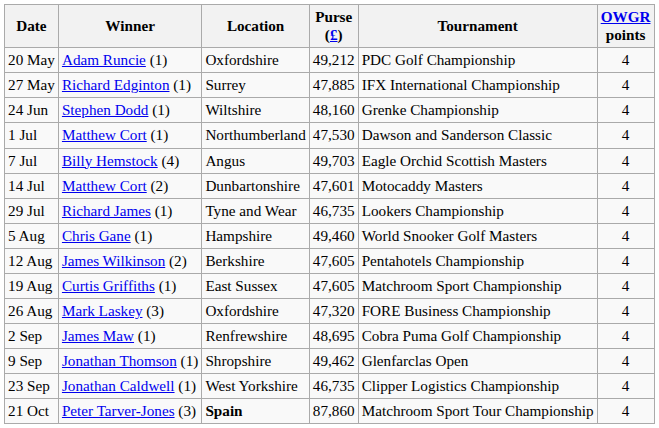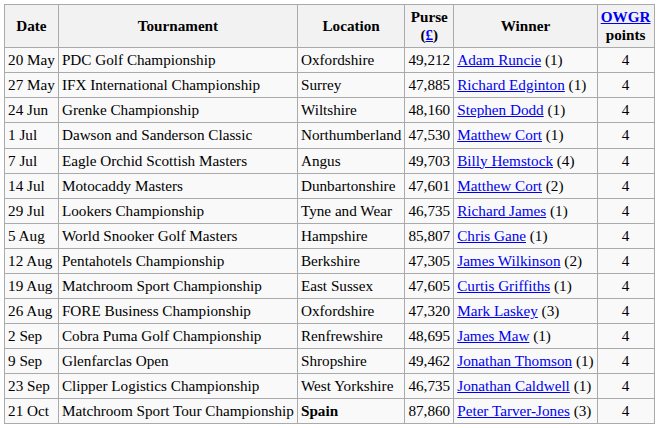columns swapped: (478, 26) <-> (130, 26)
(334, 235) 49,460 -> (429, 235) 85,807
(334, 260) 47,605 -> (429, 260) 47,305
